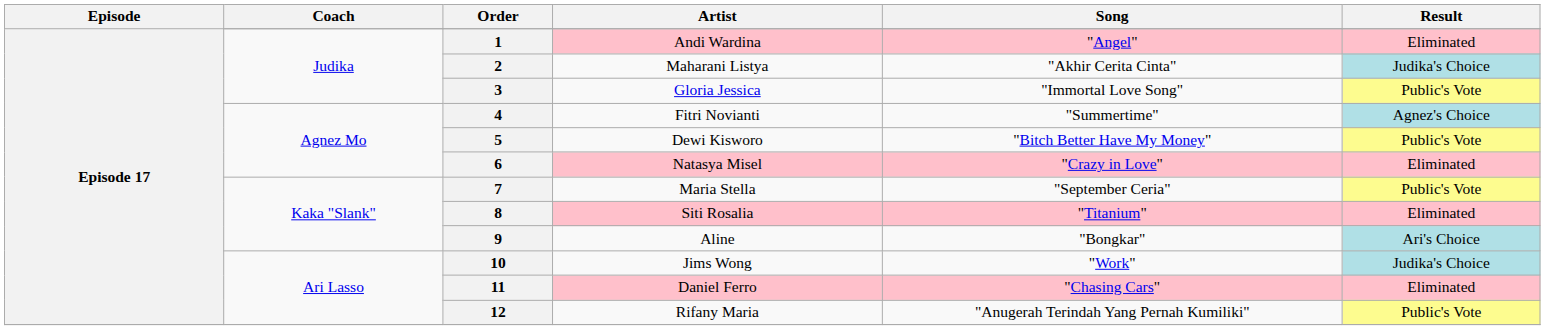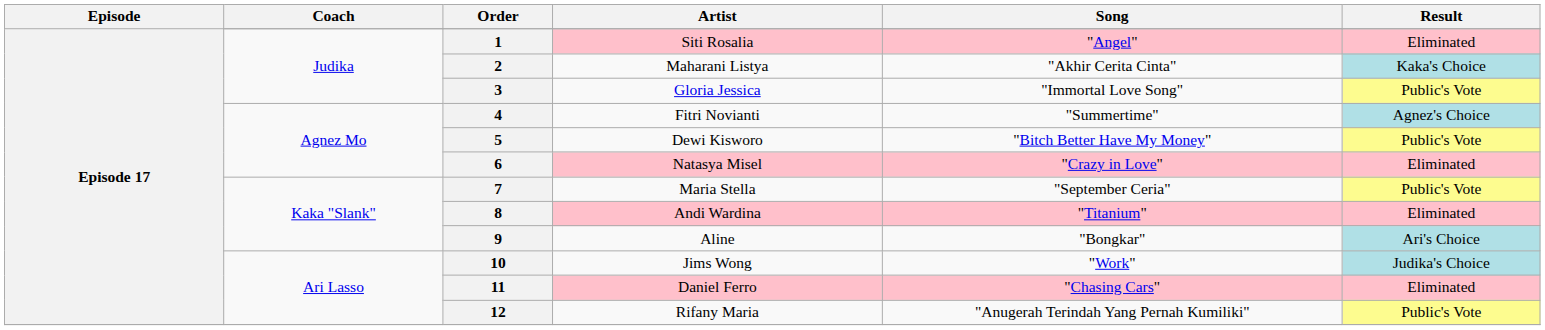(717, 41) Andi Wardina -> (717, 41) Siti Rosalia
(1441, 66) Judika's Choice -> (1441, 66) Kaka's Choice
(717, 213) Siti Rosalia -> (717, 213) Andi Wardina
